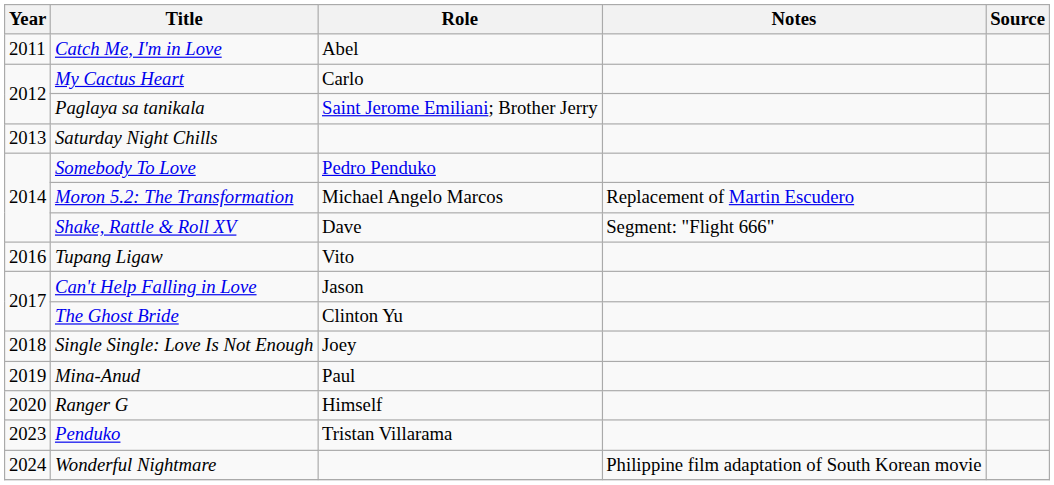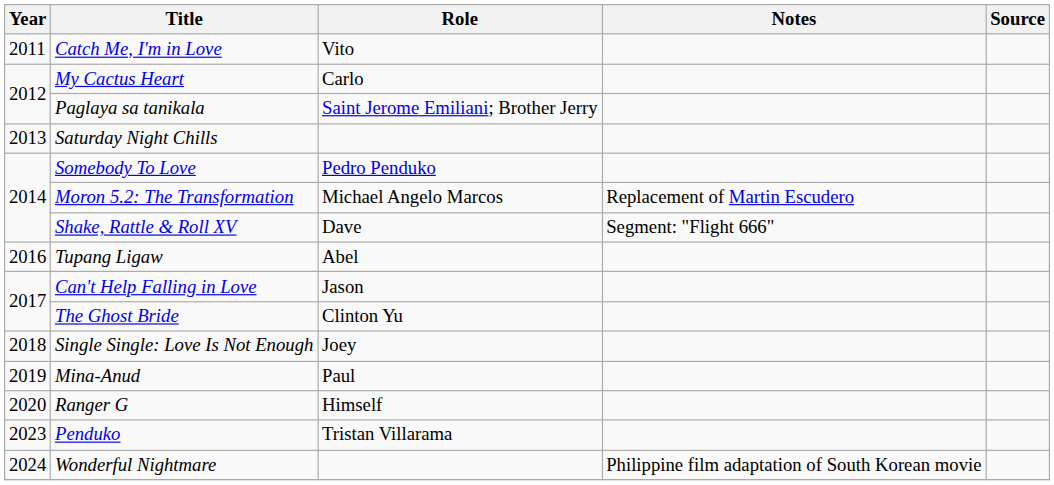(340, 49) Abel -> (338, 49) Vito
(338, 256) Vito -> (340, 256) Abel
